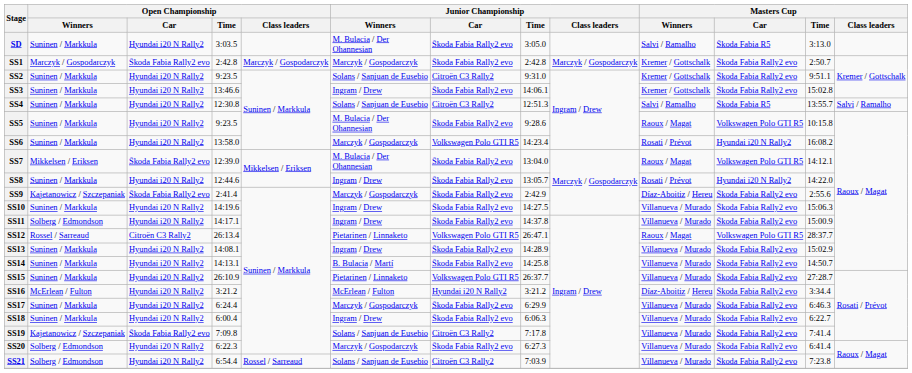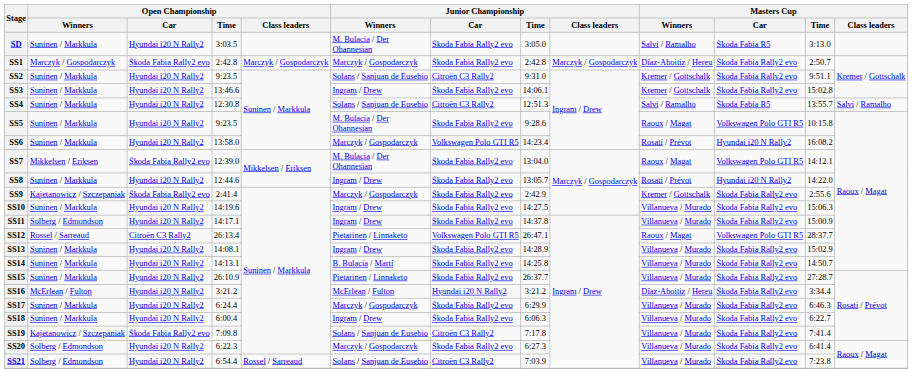(676, 62) Kremer / Gottschalk -> (677, 62) Díaz-Aboitiz / Hereu
(677, 193) Díaz-Aboitiz / Hereu -> (676, 193) Kremer / Gottschalk
(475, 277) Volkswagen Polo GTI R5 -> (472, 277) Škoda Fabia Rally2 evo
